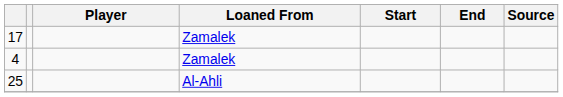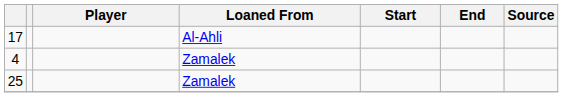(209, 37) Zamalek -> (202, 37) Al-Ahli
(202, 81) Al-Ahli -> (209, 81) Zamalek
